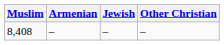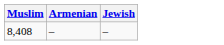- column: (178, 13)
